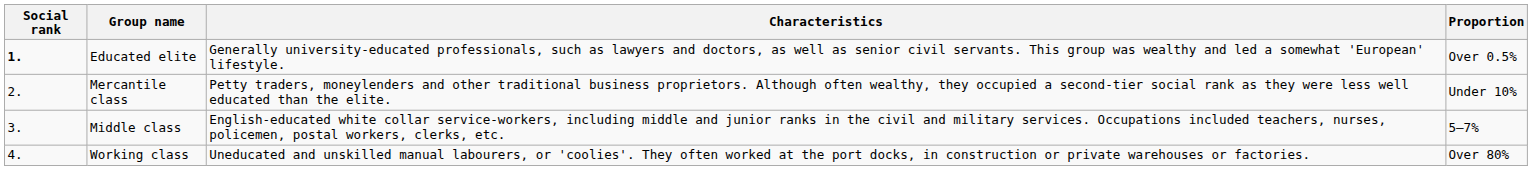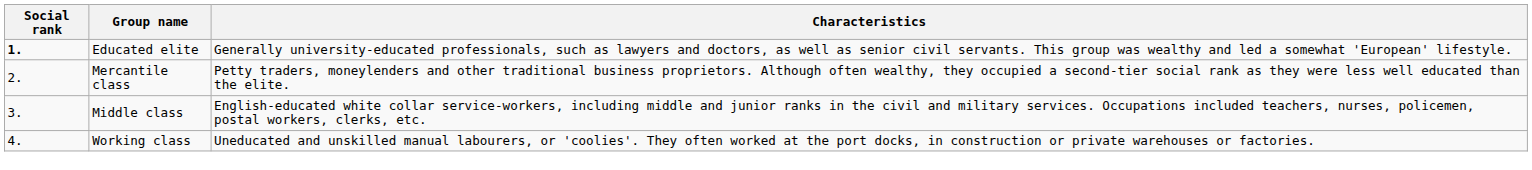- column: (1486, 22)
